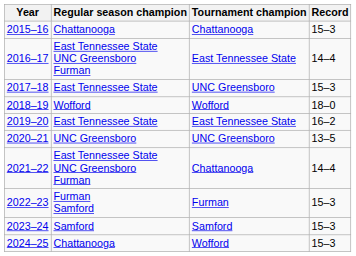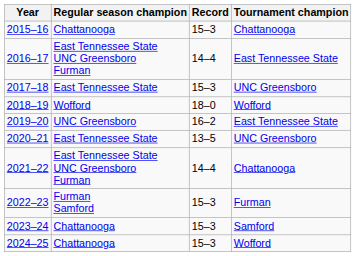columns swapped: (330, 13) <-> (249, 13)
(106, 122) East Tennessee State -> (95, 122) UNC Greensboro
(95, 139) UNC Greensboro -> (106, 139) East Tennessee State
(74, 226) Samford -> (84, 226) Chattanooga
